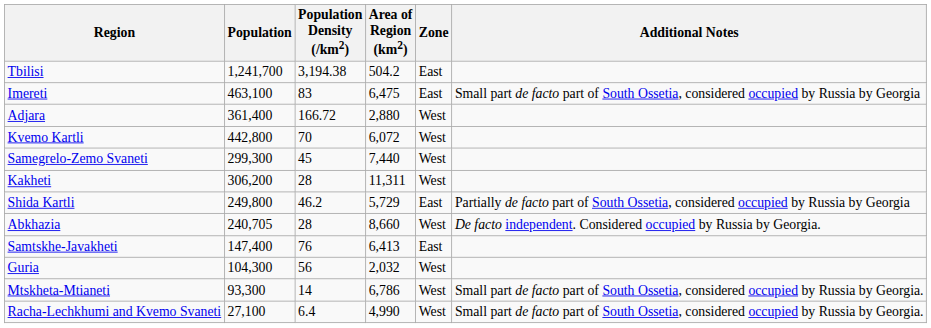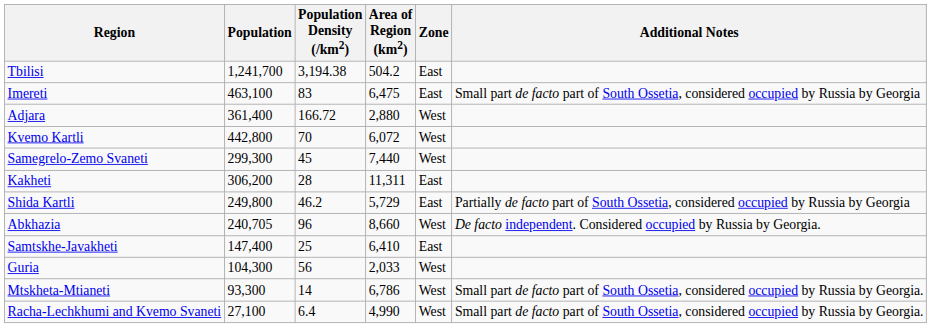(432, 181) West -> (431, 181) East
(305, 224) 28 -> (305, 224) 96
(305, 246) 76 -> (305, 246) 25
(384, 246) 6,413 -> (384, 246) 6,410
(384, 268) 2,032 -> (384, 268) 2,033
